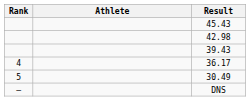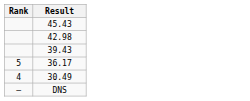- column: (112, 11)
(19, 63) 4 -> (19, 63) 5
(19, 77) 5 -> (19, 77) 4
